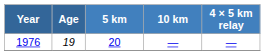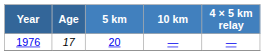(69, 42) 19 -> (69, 42) 17
